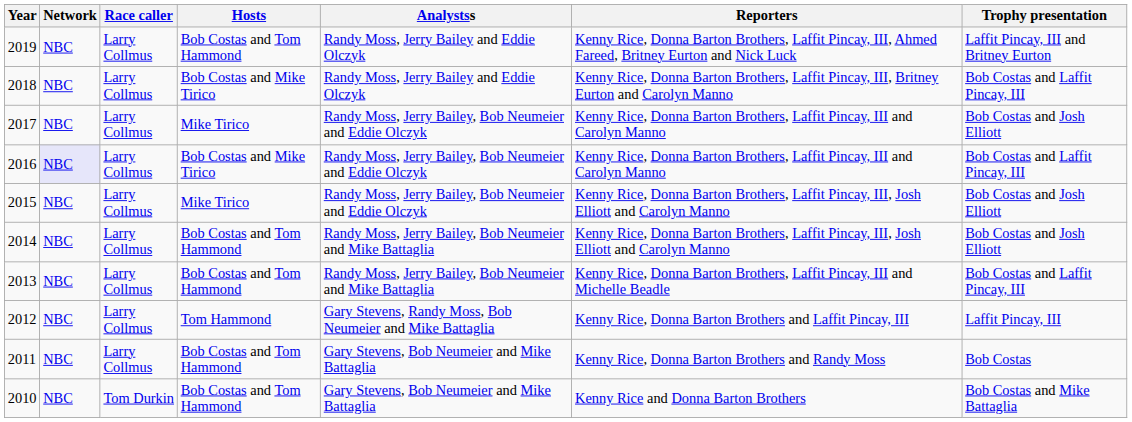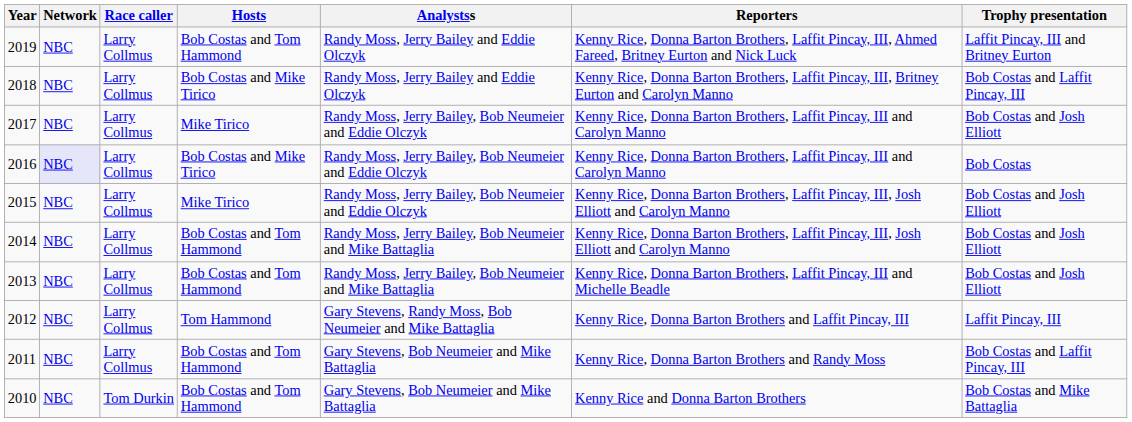(1028, 163) Bob Costas and Laffit Pincay, III -> (998, 163) Bob Costas
(1028, 281) Bob Costas and Laffit Pincay, III -> (1025, 281) Bob Costas and Josh Elliott
(998, 359) Bob Costas -> (1028, 359) Bob Costas and Laffit Pincay, III
